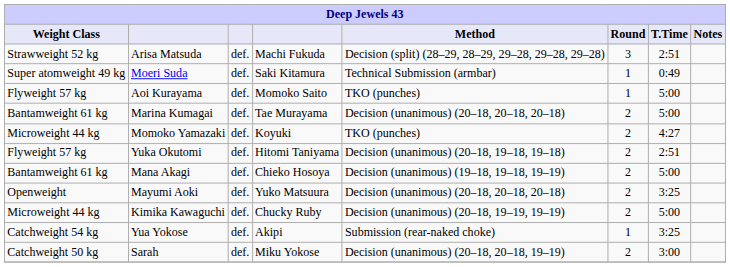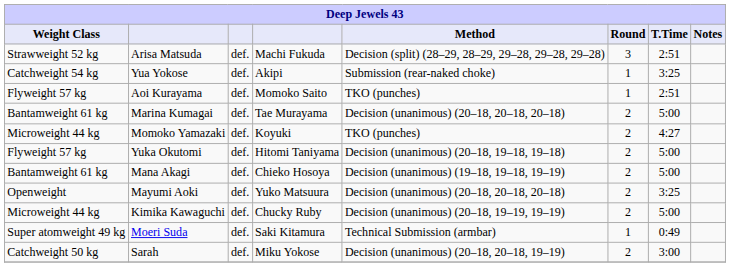rows swapped: (159, 73) <-> (159, 232)
(669, 93) 5:00 -> (669, 93) 2:51
(669, 153) 2:51 -> (669, 153) 5:00
